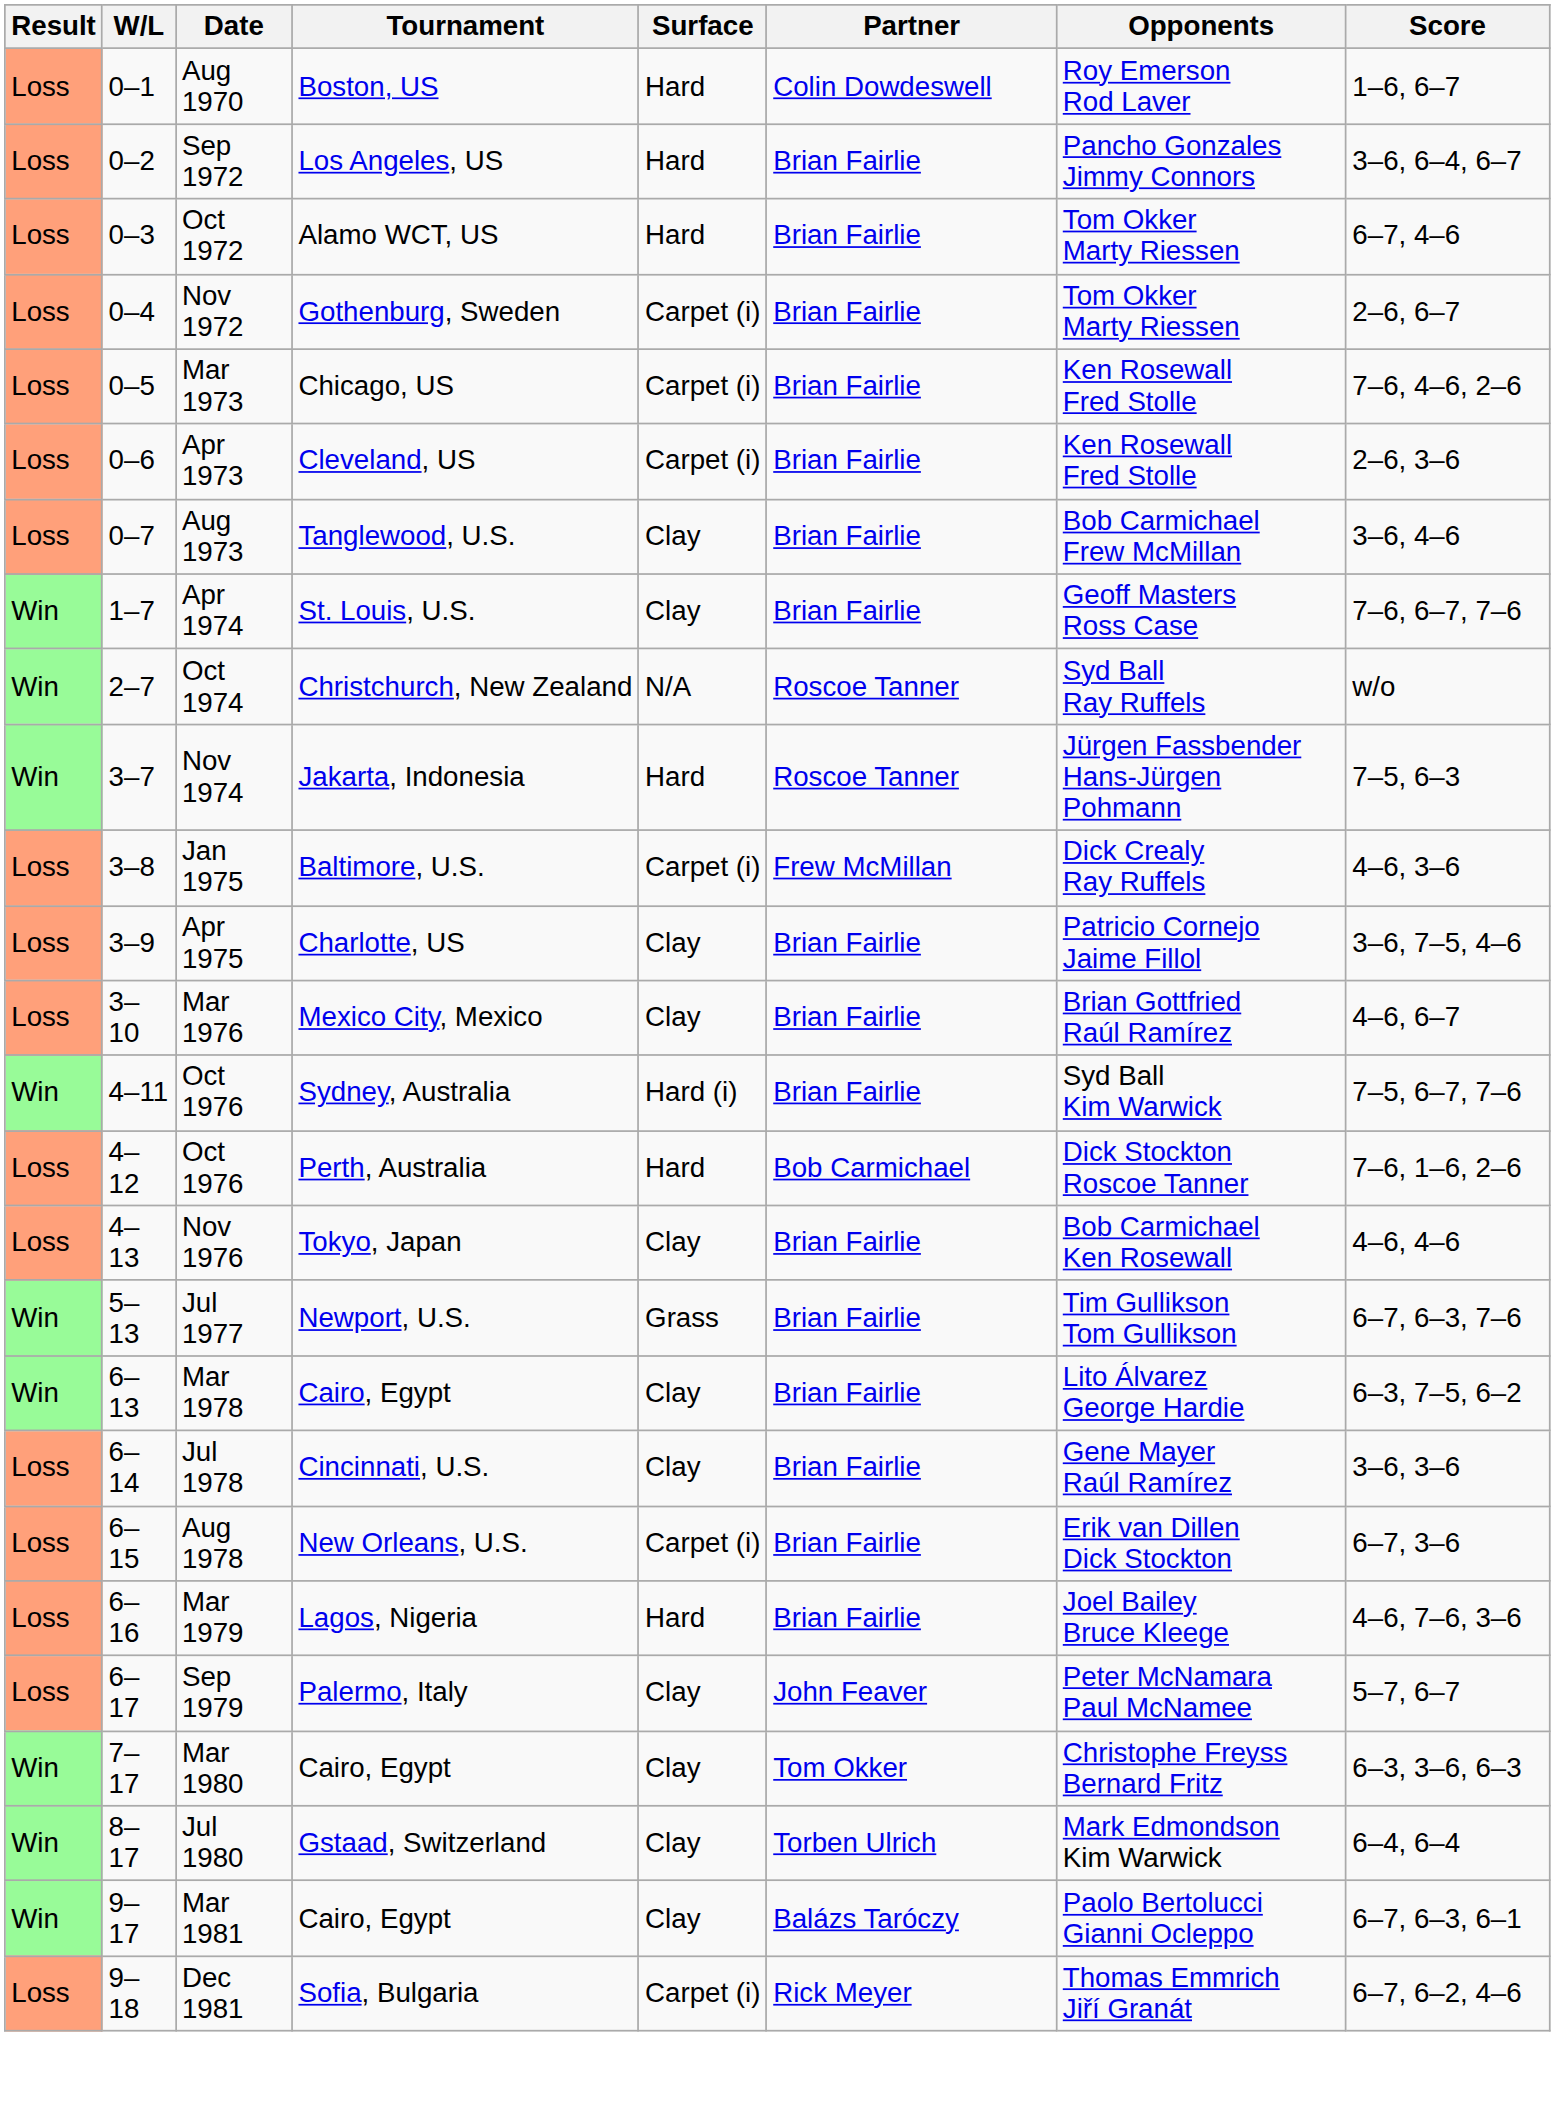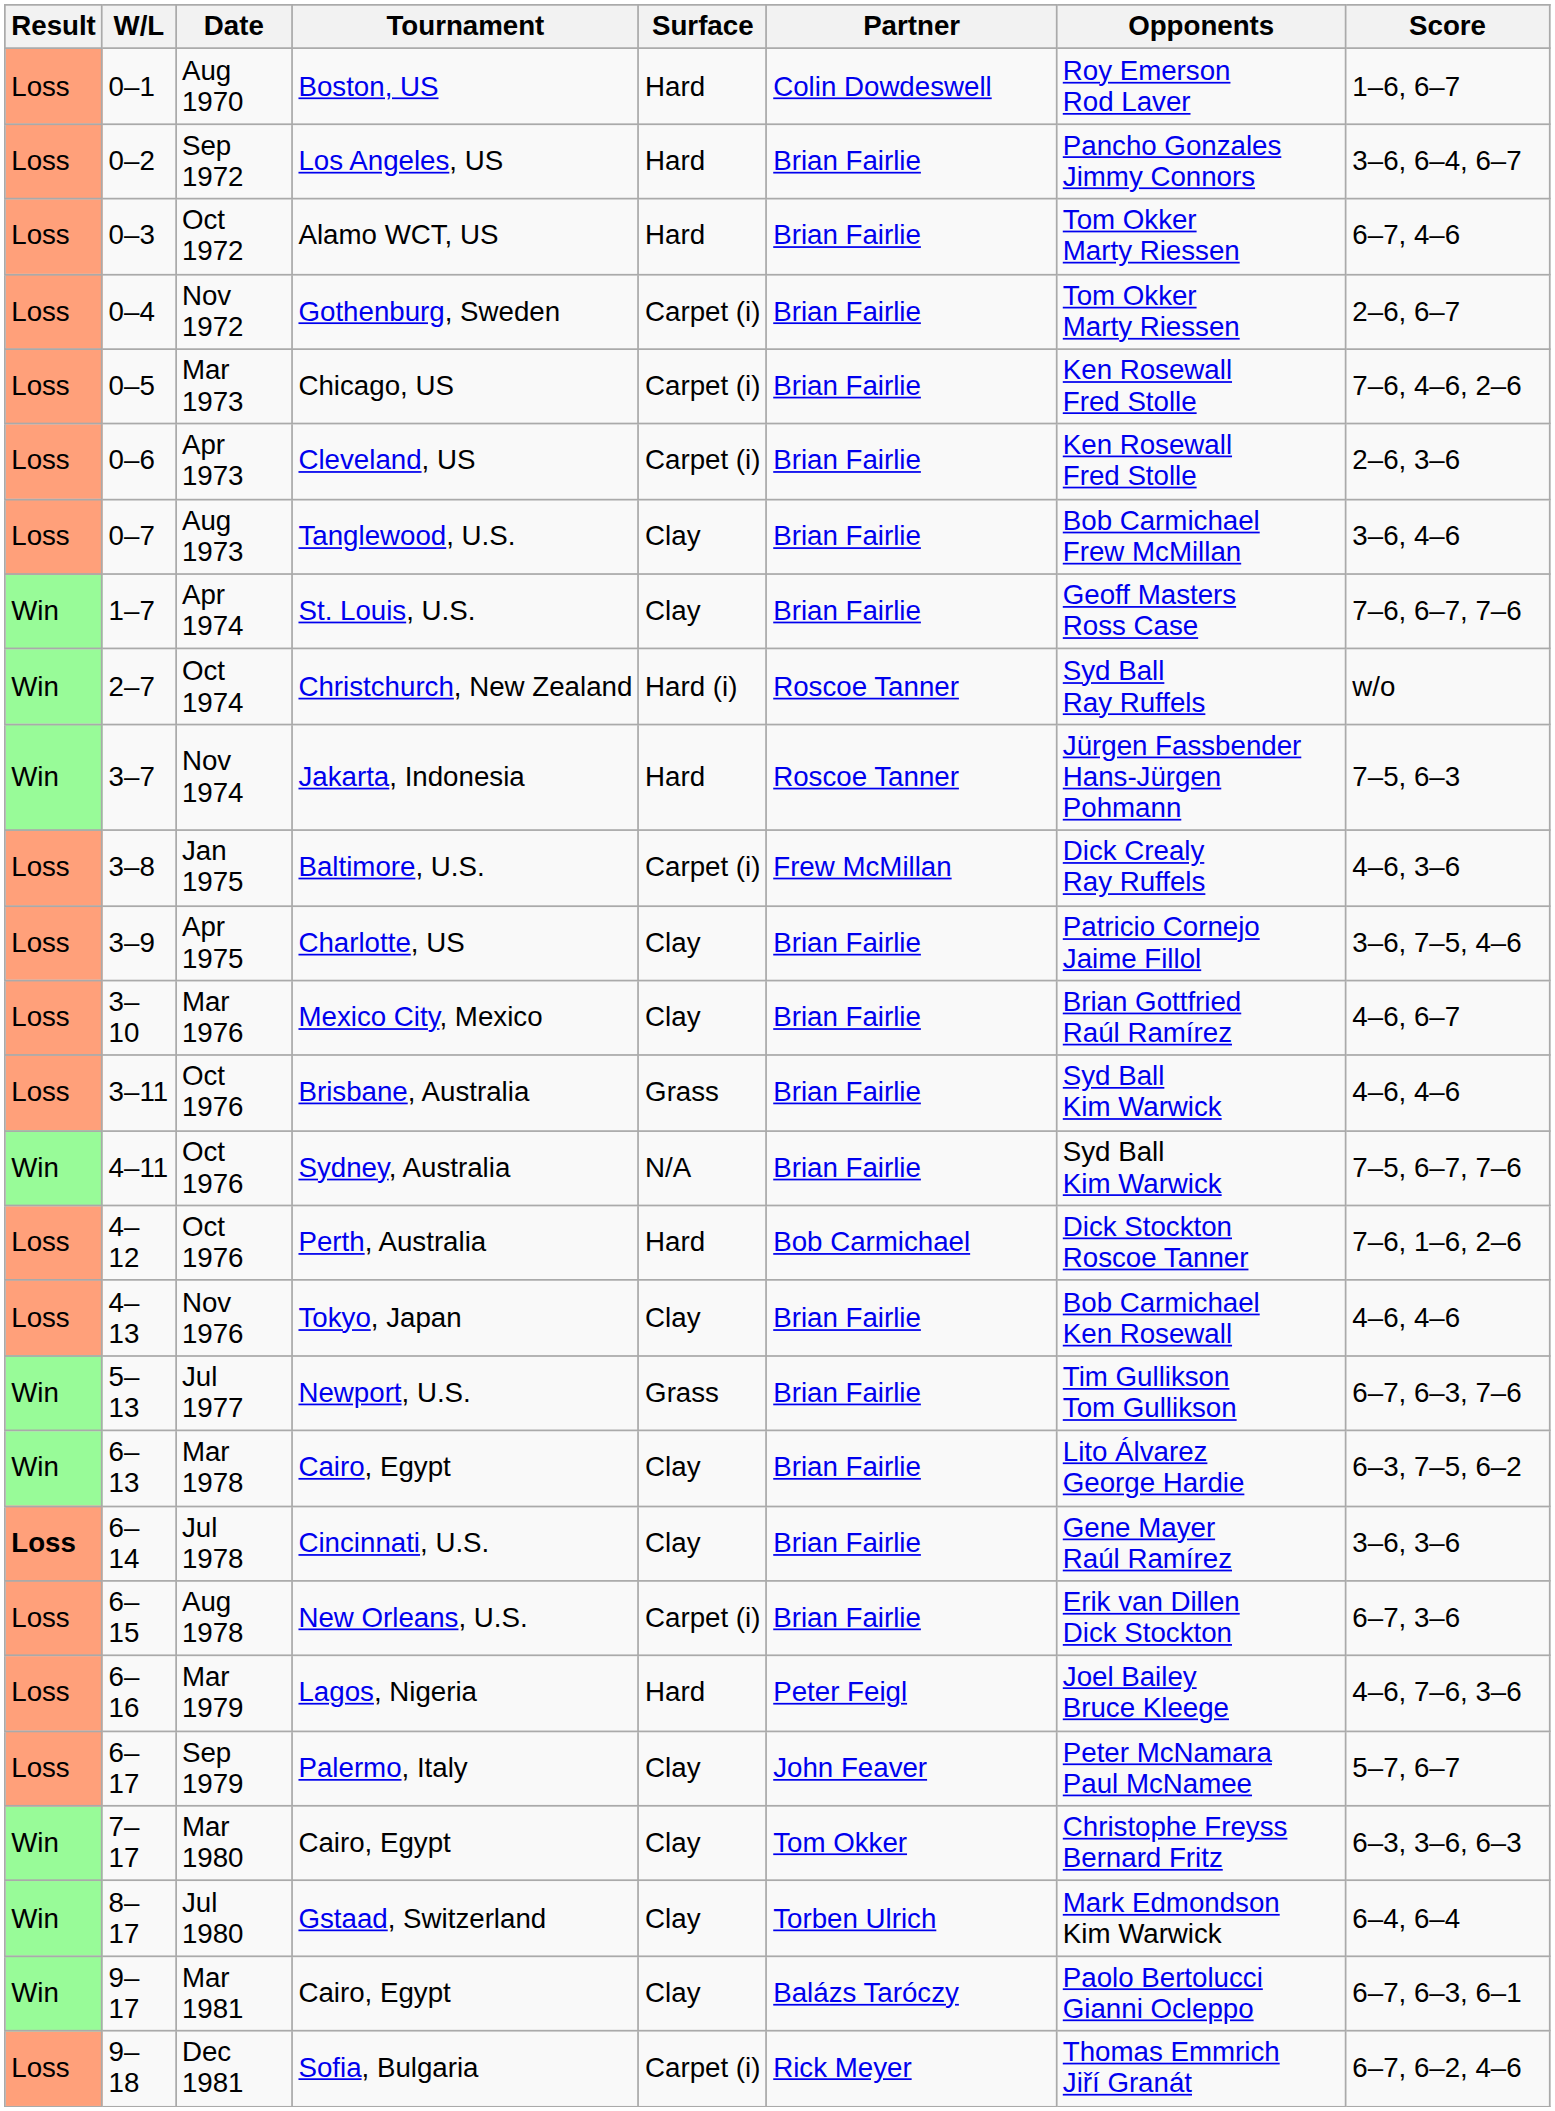(668, 686) N/A -> (691, 686) Hard (i)
+ row: (213, 1092)
(691, 1092) Hard (i) -> (668, 1167) N/A
(40, 1467) normal -> (44, 1542) bold
(847, 1617) Brian Fairlie -> (840, 1692) Peter Feigl
